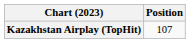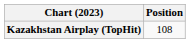(164, 30) 107 -> (164, 30) 108
